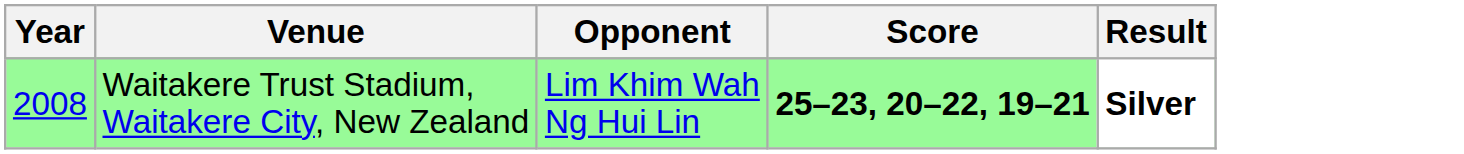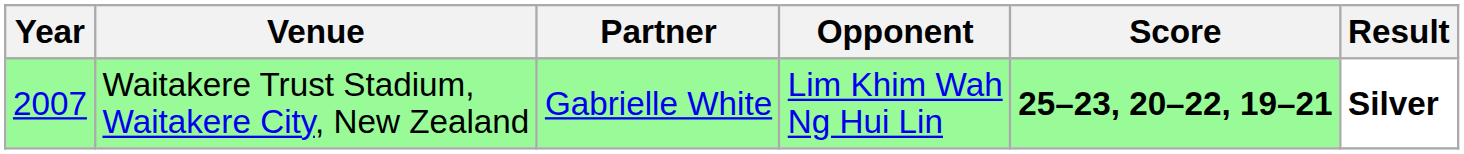+ column: (659, 32)
(50, 103) 2008 -> (50, 103) 2007
